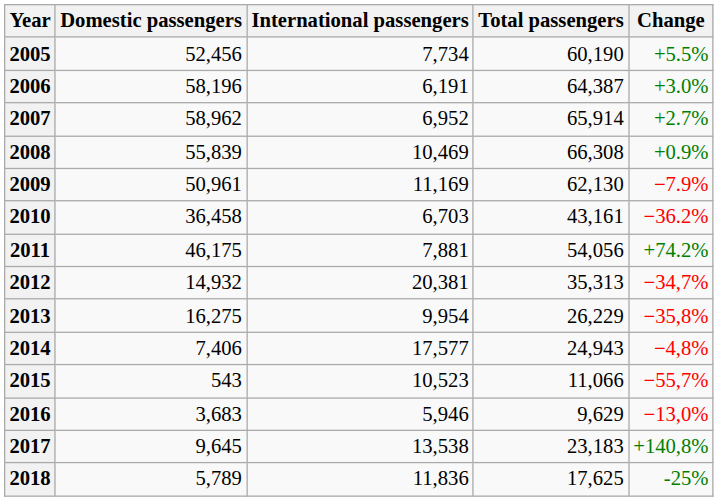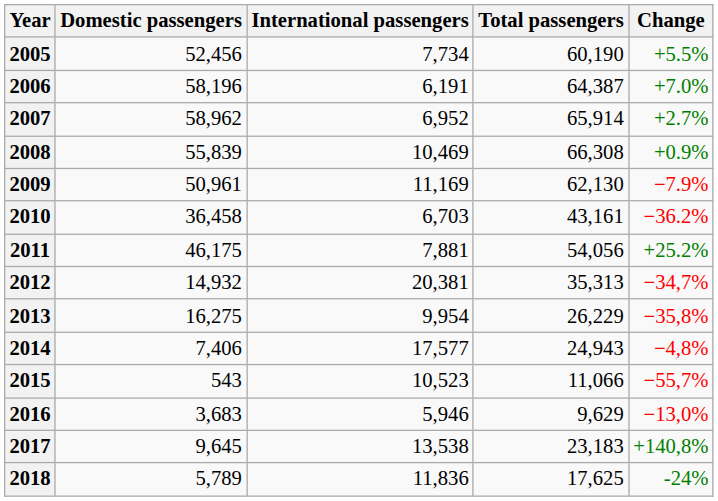(681, 86) +3.0% -> (681, 86) +7.0%
(676, 250) +74.2% -> (676, 250) +25.2%
(686, 479) -25% -> (686, 479) -24%
